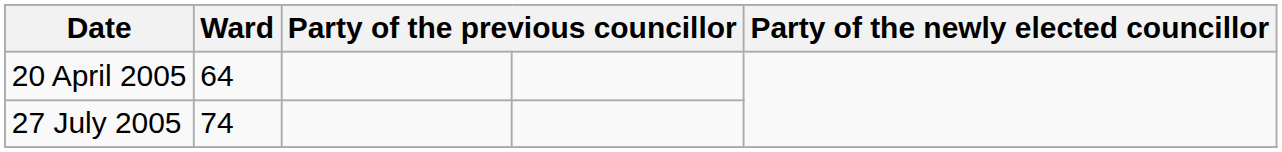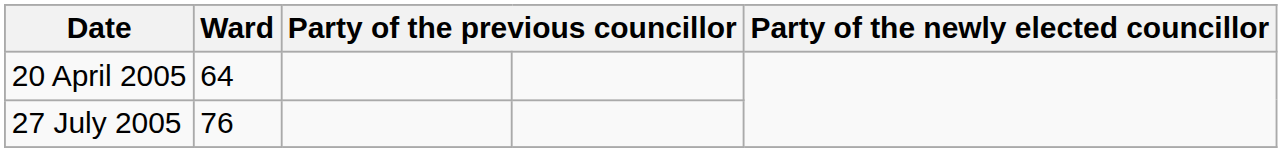(217, 123) 74 -> (217, 123) 76
